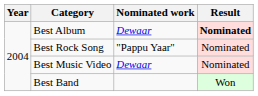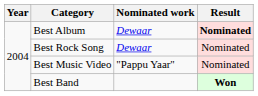(146, 47) "Pappu Yaar" -> (134, 47) Dewaar
(134, 64) Dewaar -> (146, 64) "Pappu Yaar"
(225, 82) normal -> (225, 82) bold
